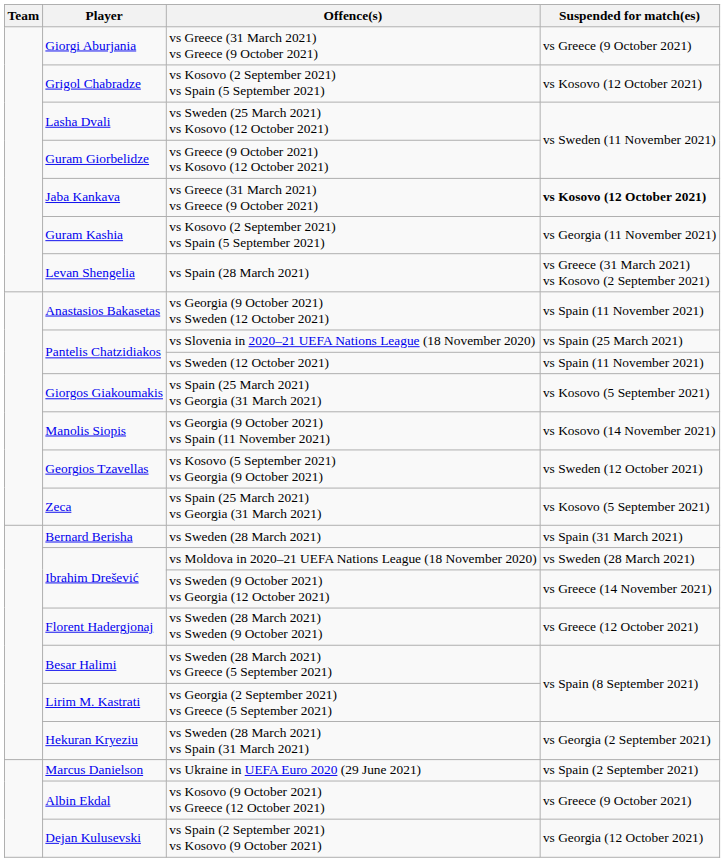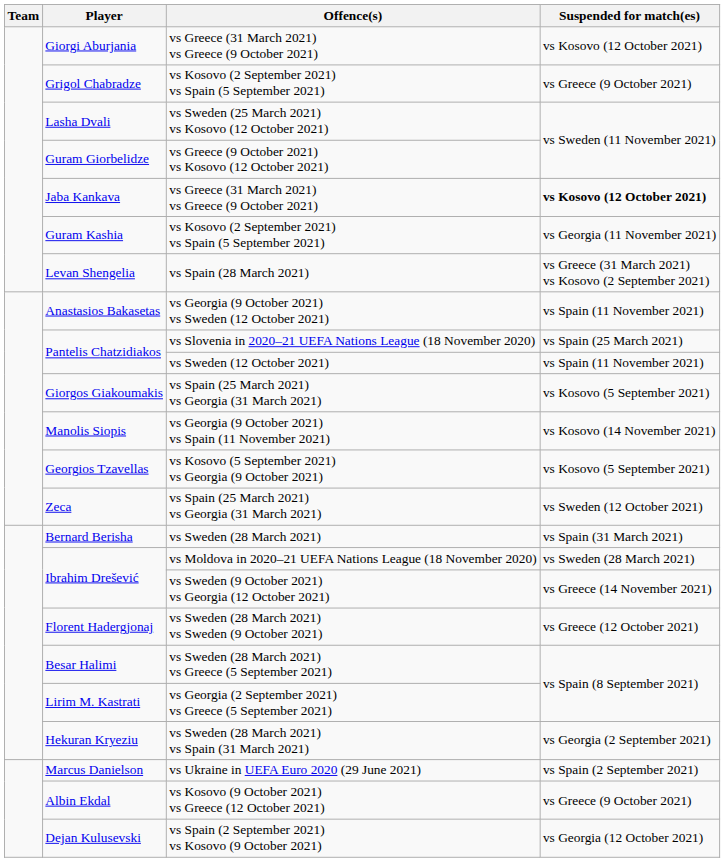(617, 45) vs Greece (9 October 2021) -> (622, 45) vs Kosovo (12 October 2021)
(622, 83) vs Kosovo (12 October 2021) -> (617, 83) vs Greece (9 October 2021)
(623, 469) vs Sweden (12 October 2021) -> (626, 469) vs Kosovo (5 September 2021)
(626, 506) vs Kosovo (5 September 2021) -> (623, 506) vs Sweden (12 October 2021)
